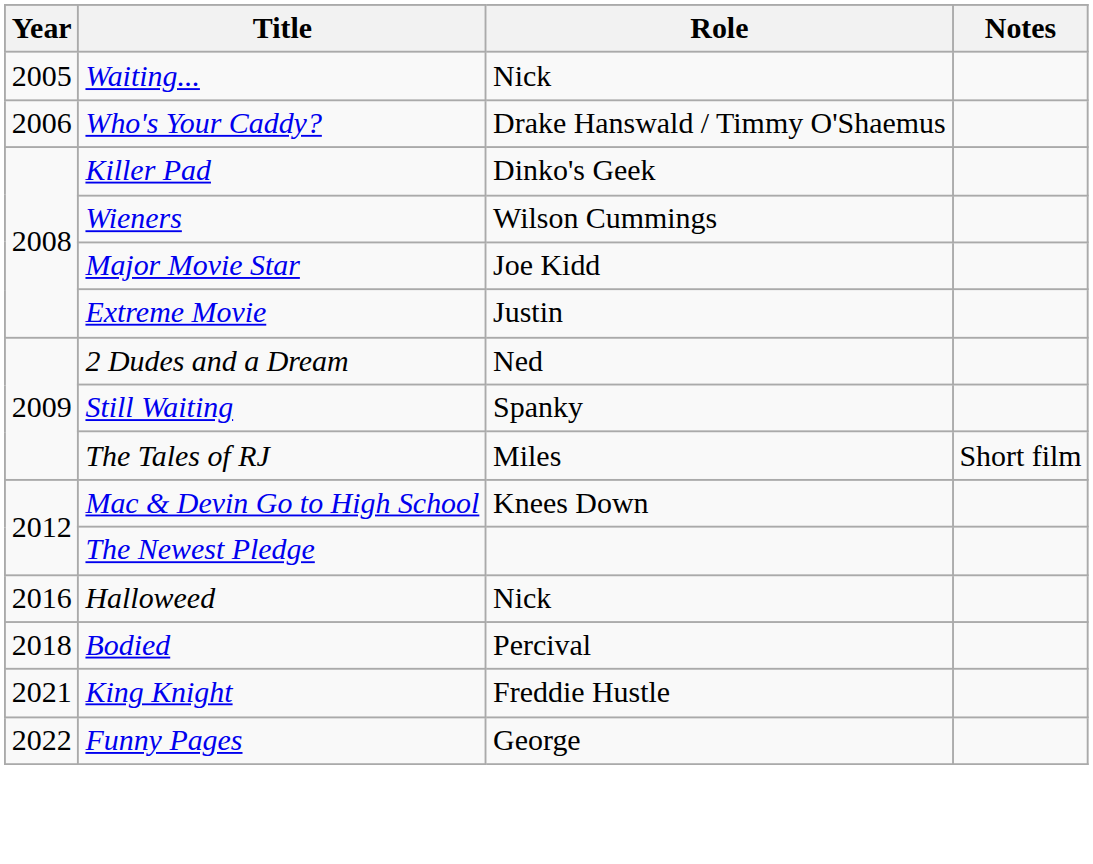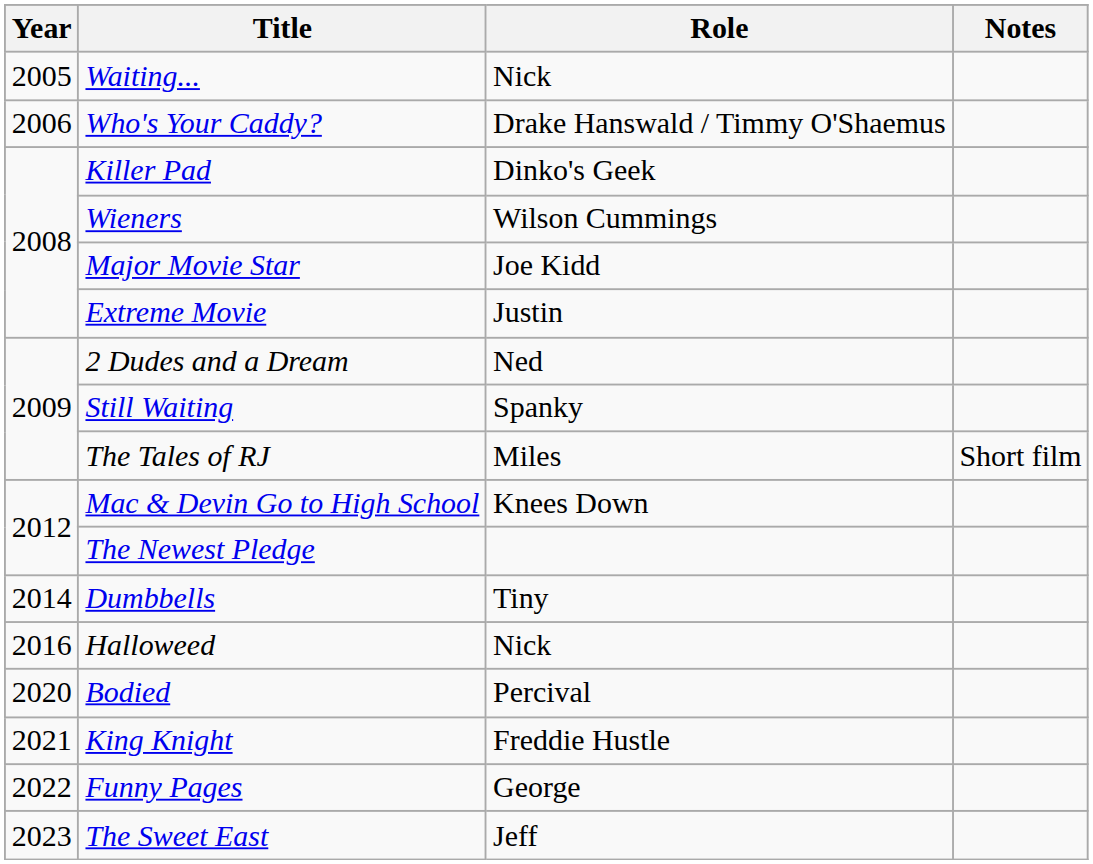+ row: (150, 597)
(42, 645) 2018 -> (42, 692) 2020
+ row: (177, 834)
